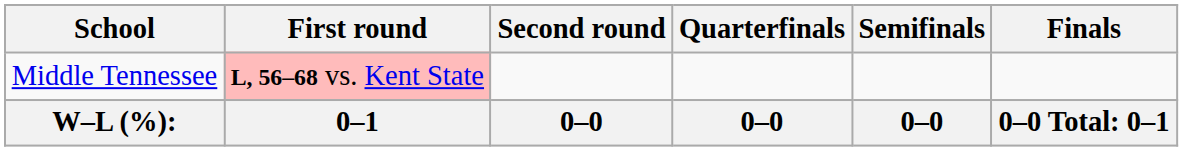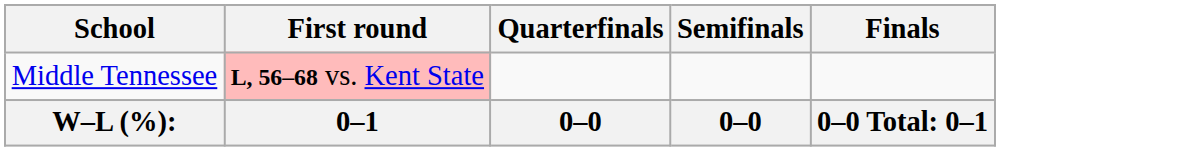- column: (581, 28)
